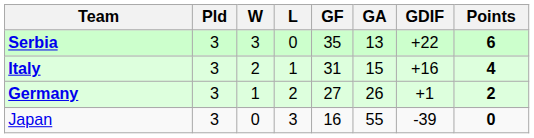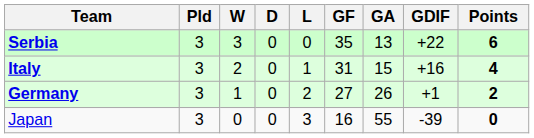+ column: (272, 17)
